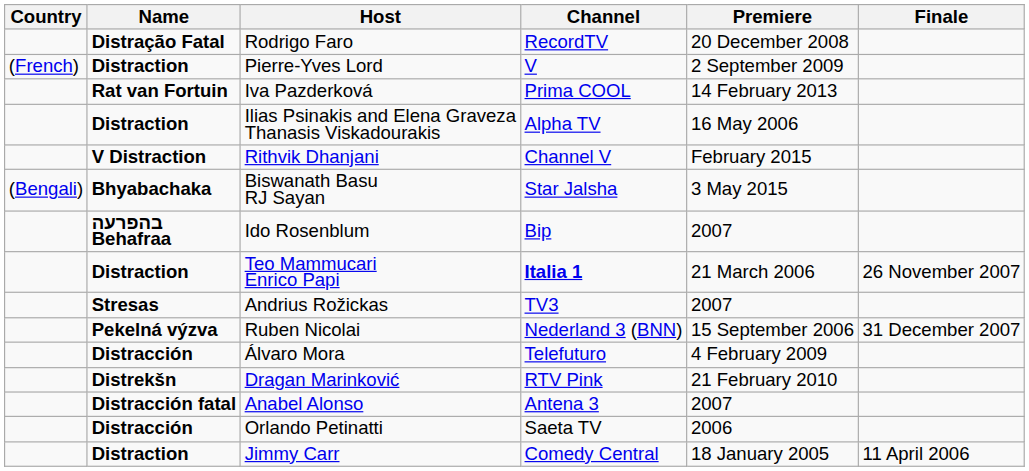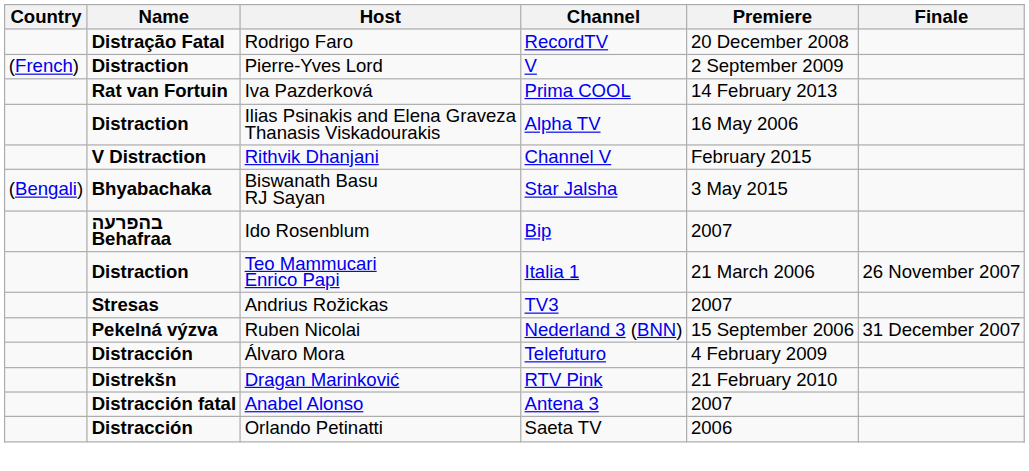(553, 272) bold -> (552, 272) normal
- row: (292, 453)
